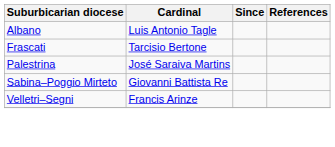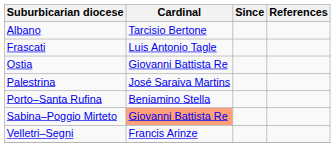(173, 30) Luis Antonio Tagle -> (168, 30) Tarcisio Bertone
(168, 47) Tarcisio Bertone -> (173, 47) Luis Antonio Tagle
+ row: (20, 64)
+ row: (54, 99)
(178, 82) no background -> (178, 116) lightsalmon background
